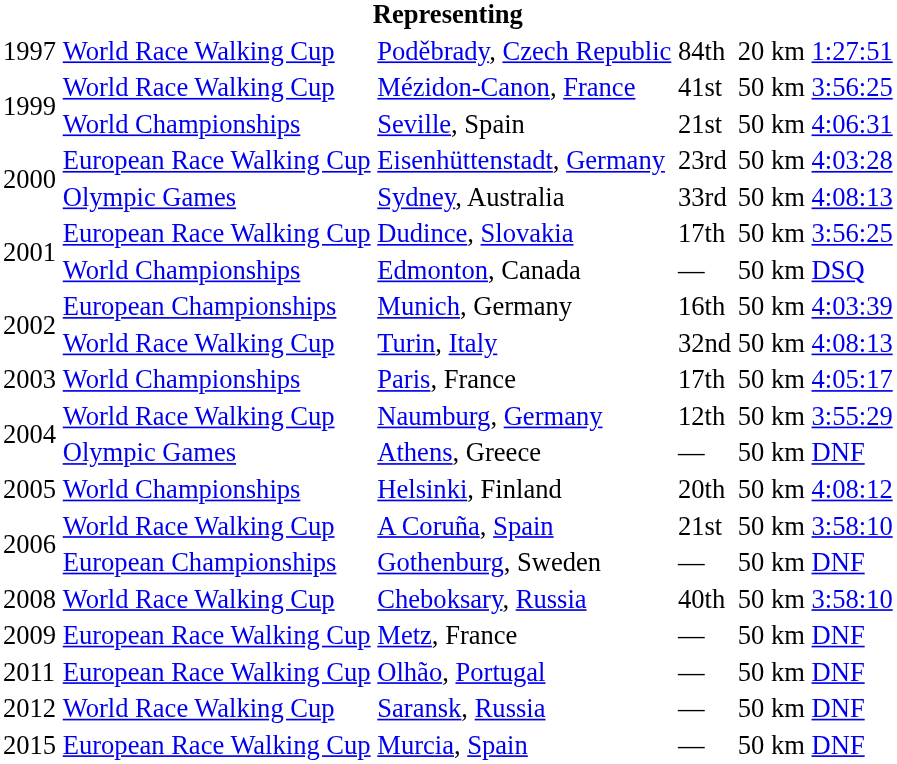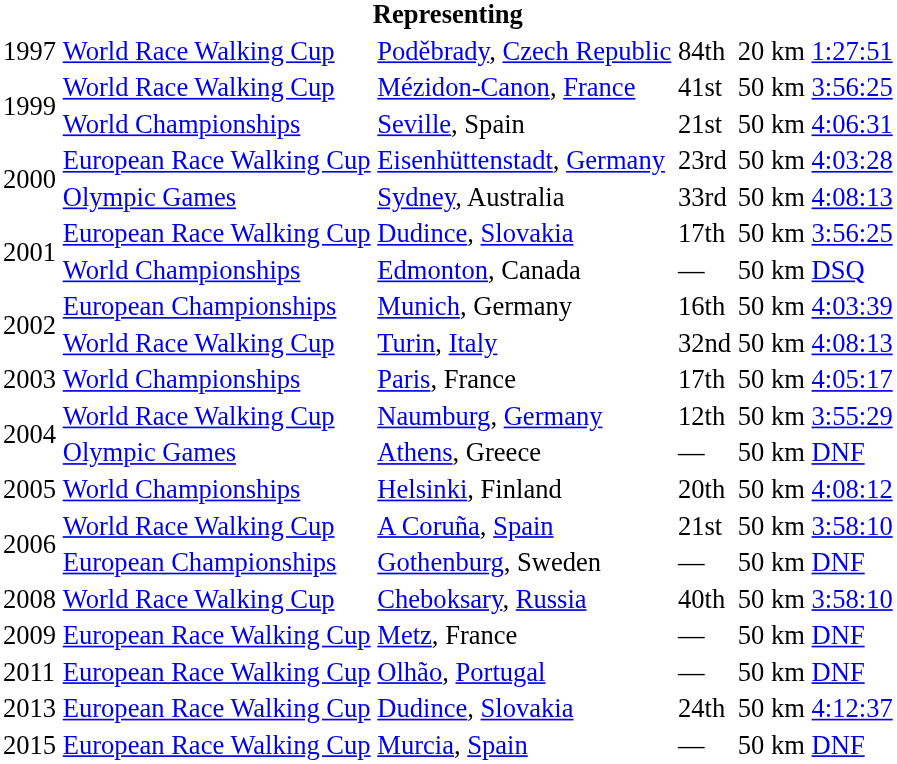- row: (30, 708)
+ row: (30, 708)
